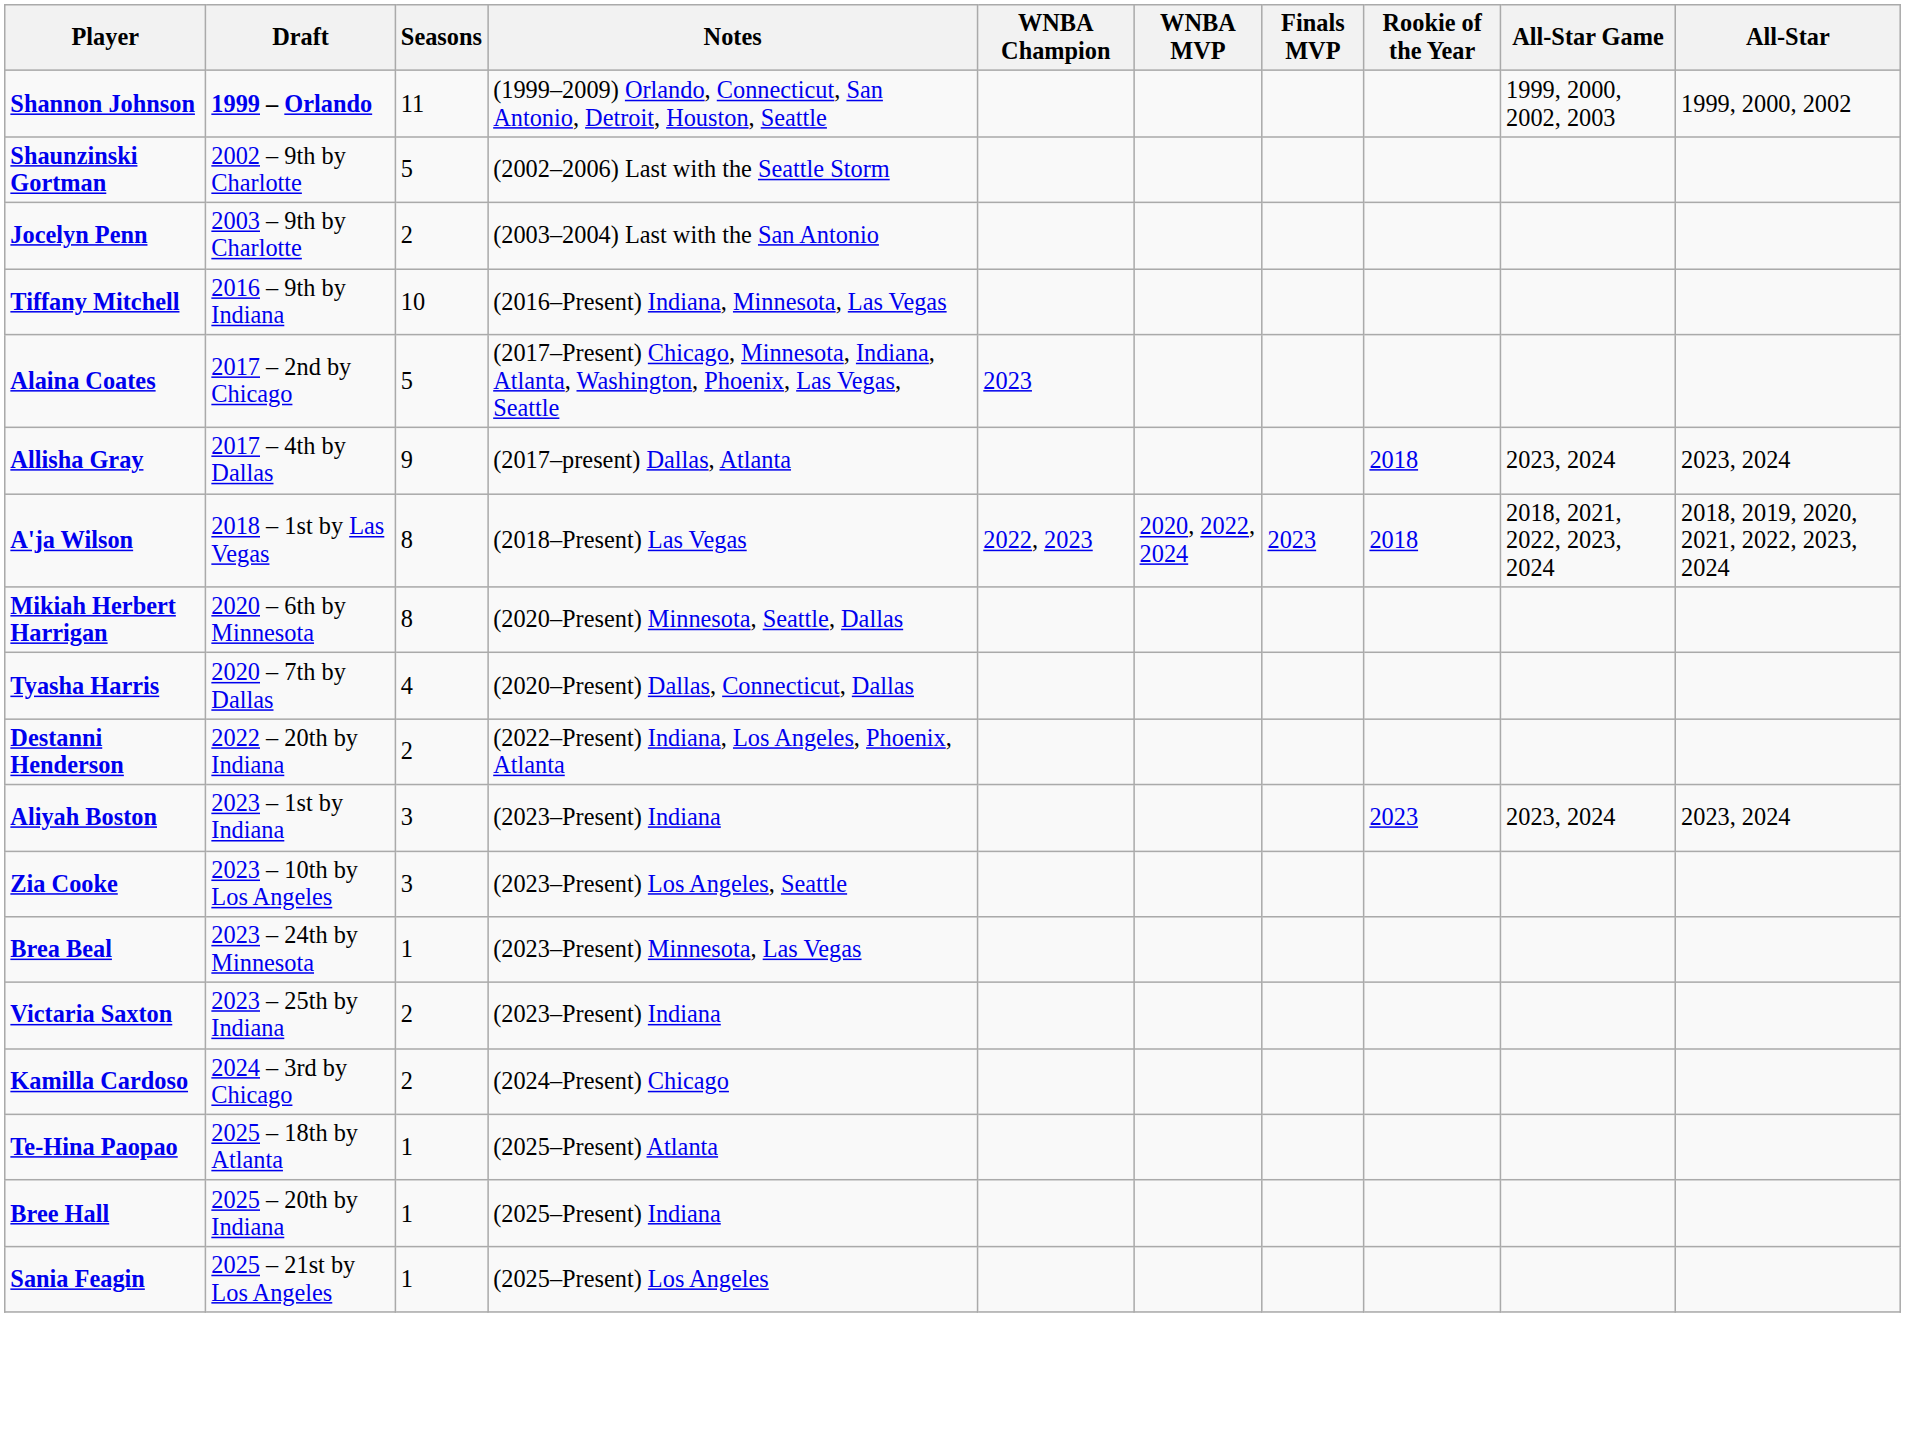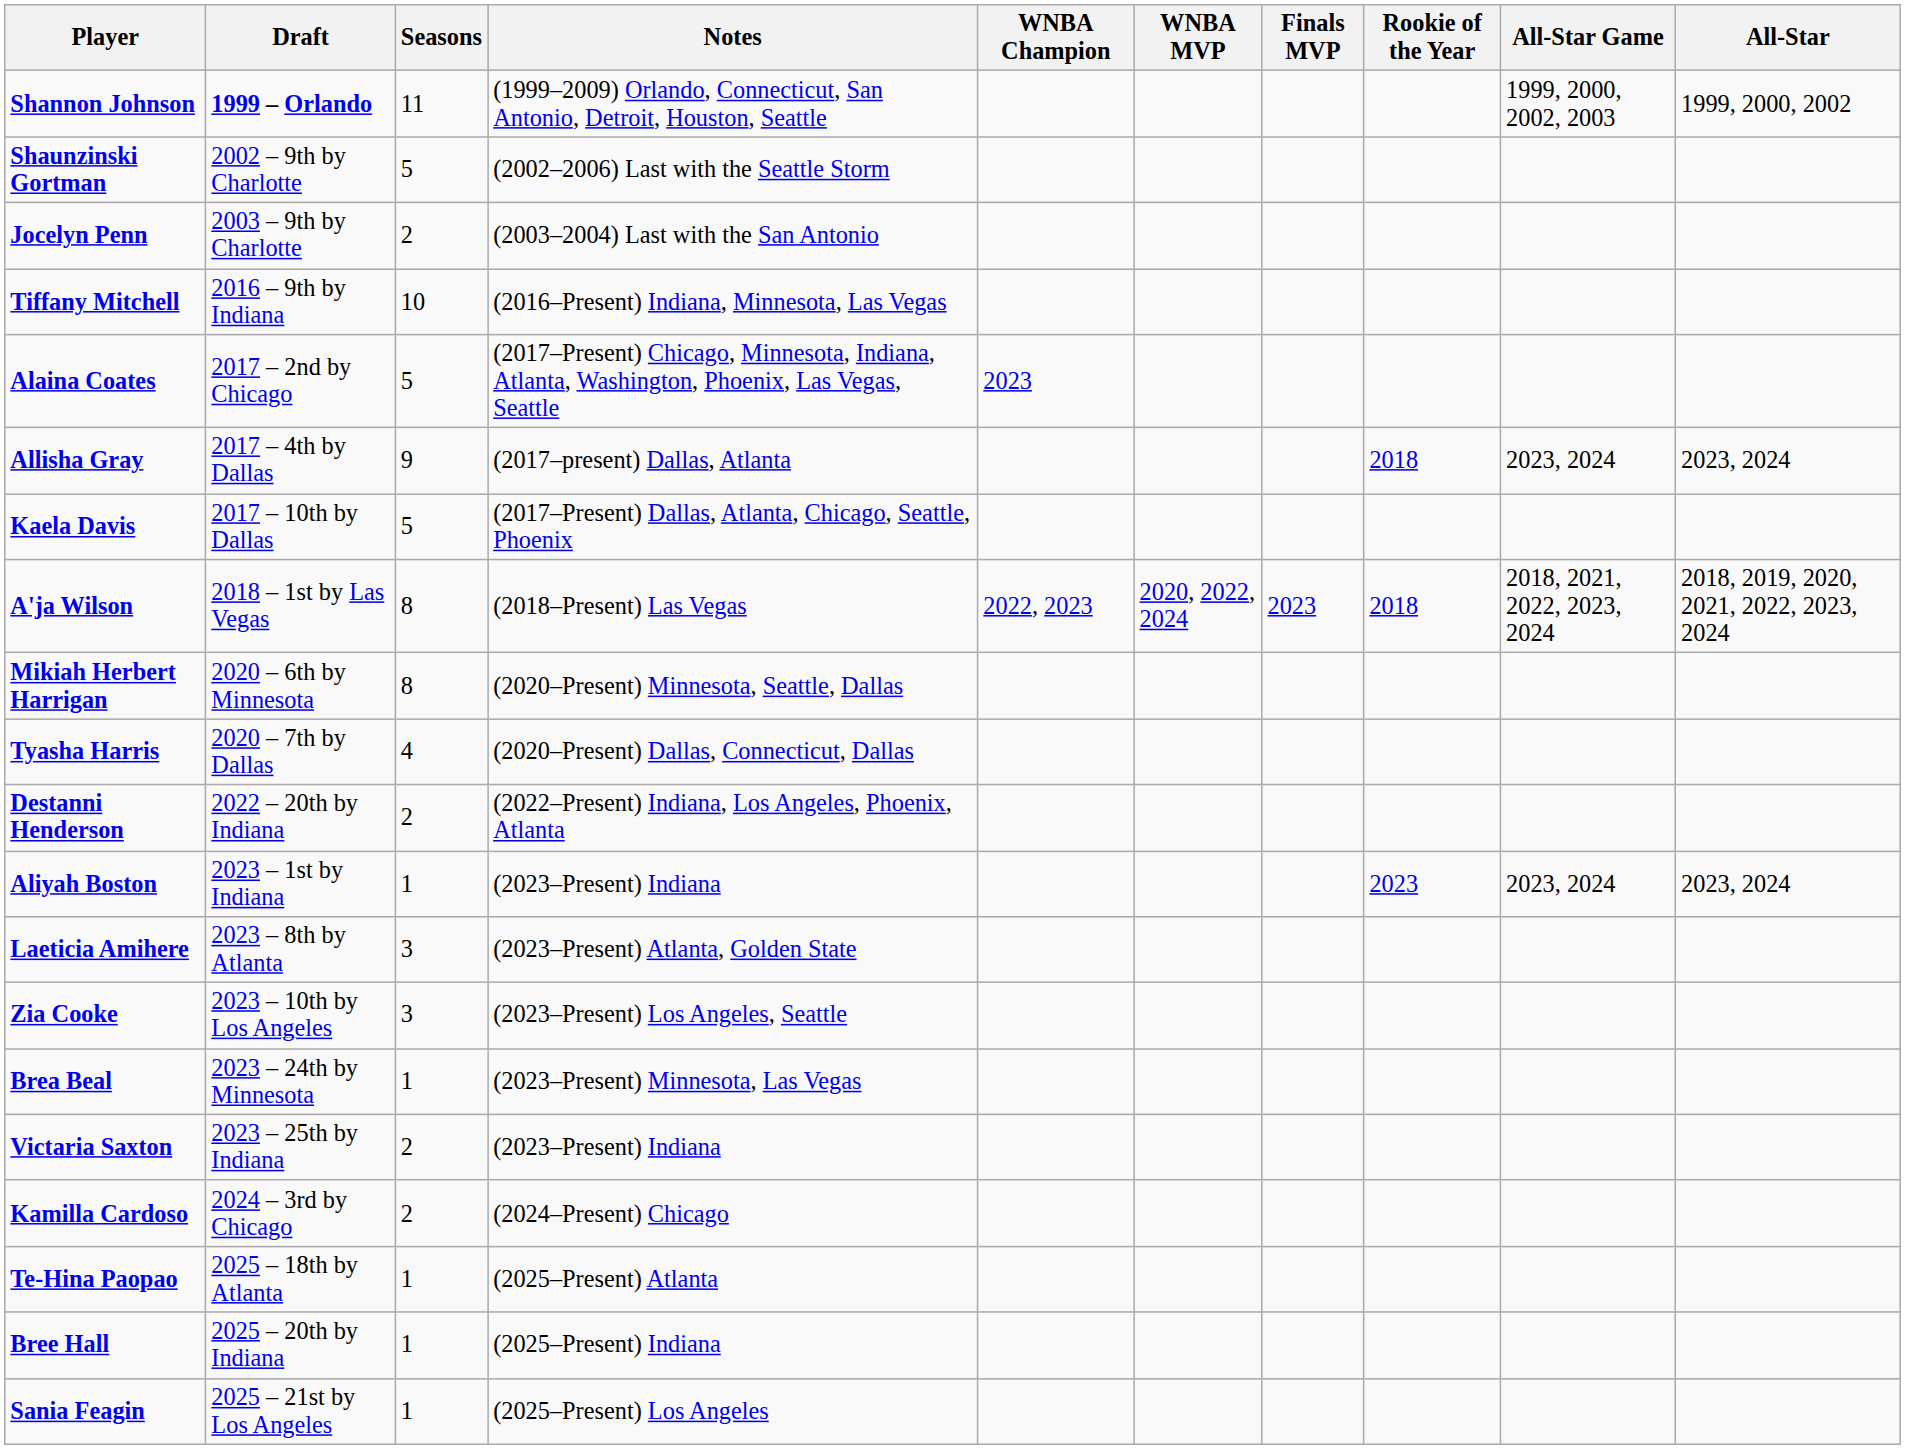+ row: (73, 526)
(407, 817) 3 -> (407, 883) 1
+ row: (100, 949)
